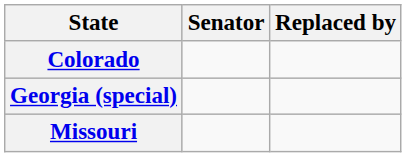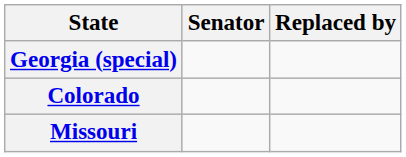rows swapped: (94, 59) <-> (94, 95)
